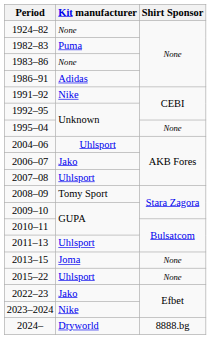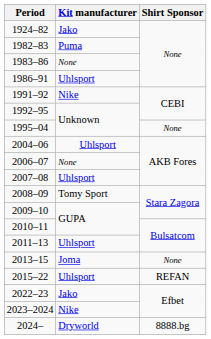(67, 29) None -> (68, 29) Jako
(73, 78) Adidas -> (77, 78) Uhlsport
(68, 161) Jako -> (67, 161) None
(173, 277) None -> (173, 276) REFAN
